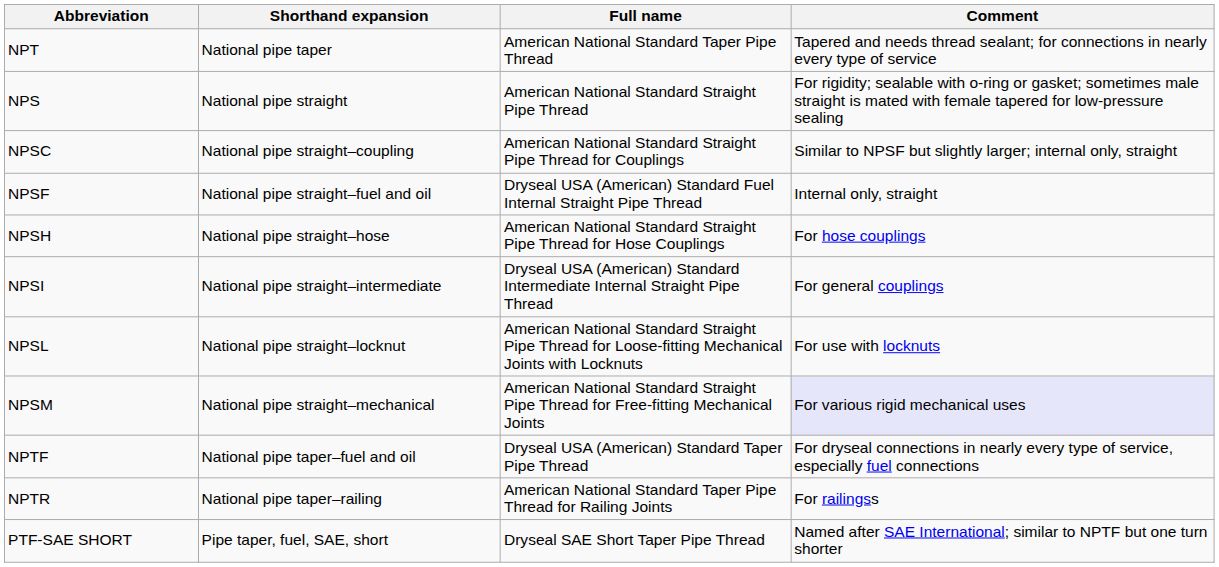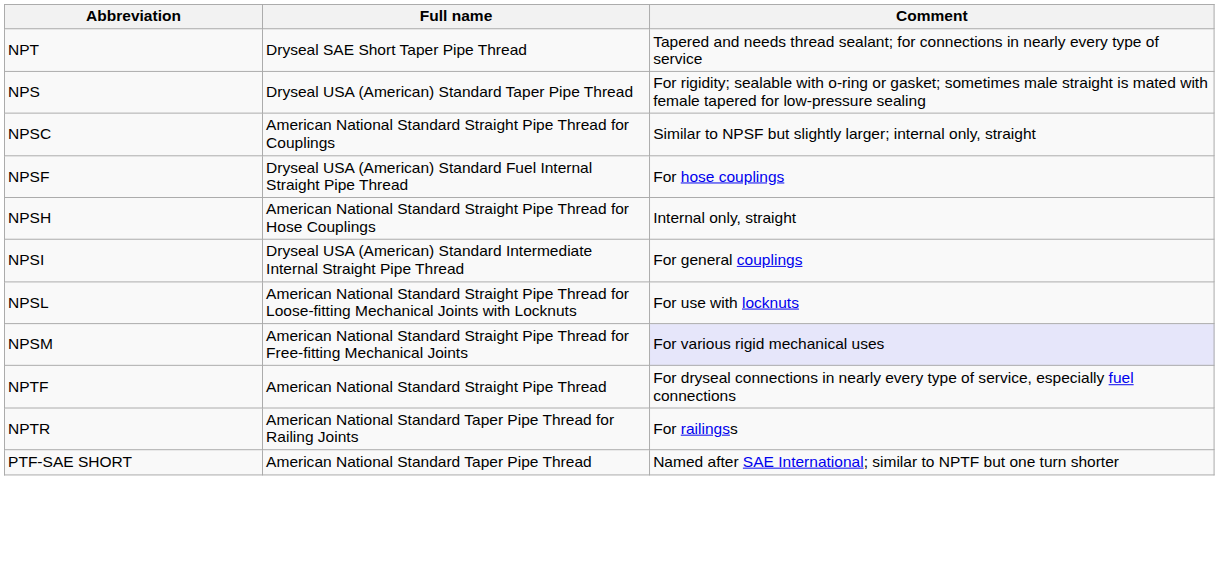- column: (349, 16)
(640, 50) American National Standard Taper Pipe Thread -> (397, 50) Dryseal SAE Short Taper Pipe Thread
(630, 100) American National Standard Straight Pipe Thread -> (450, 92) Dryseal USA (American) Standard Taper Pipe Thread
(866, 193) Internal only, straight -> (719, 176) For hose couplings
(860, 235) For hose couplings -> (725, 218) Internal only, straight
(643, 456) Dryseal USA (American) Standard Taper Pipe Thread -> (436, 386) American National Standard Straight Pipe Thread
(634, 540) Dryseal SAE Short Taper Pipe Thread -> (429, 462) American National Standard Taper Pipe Thread
